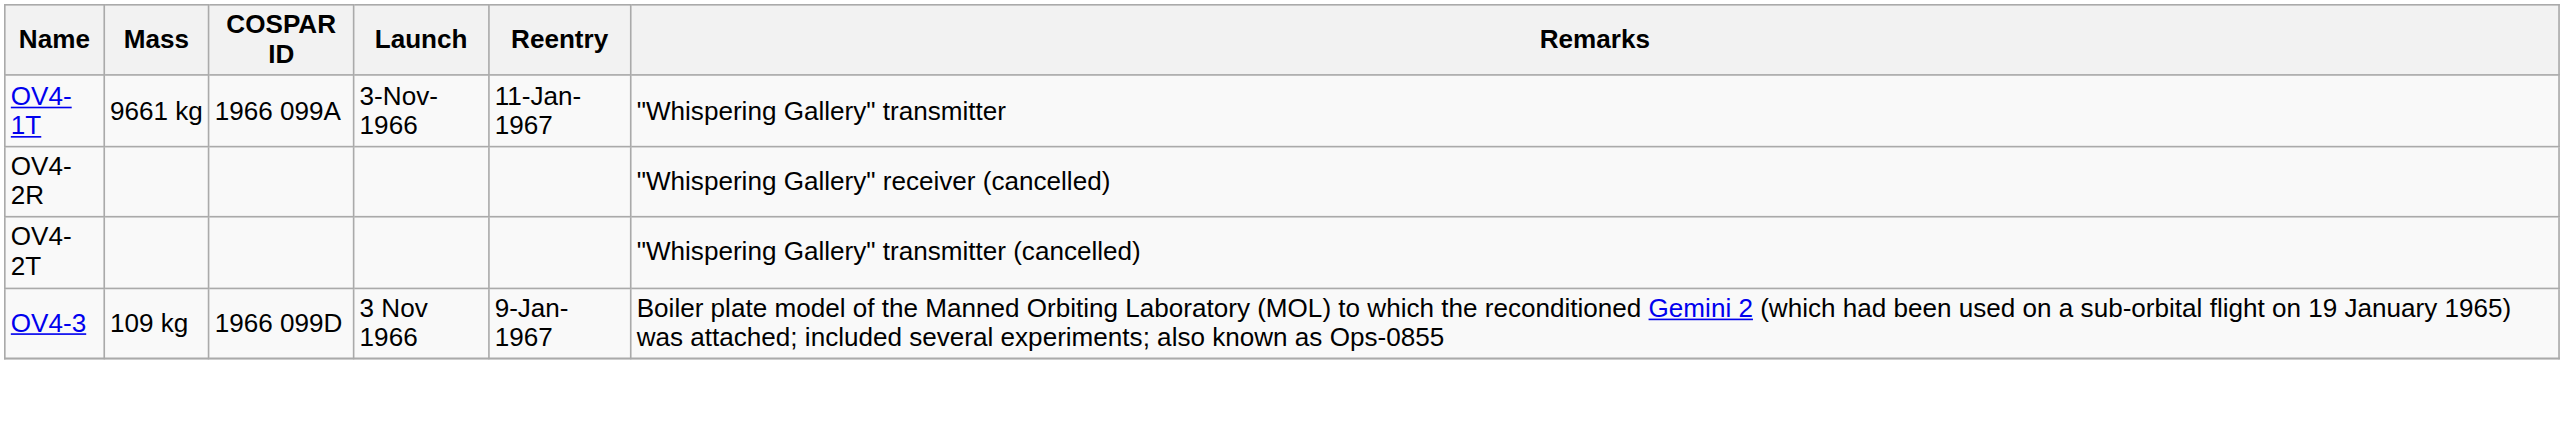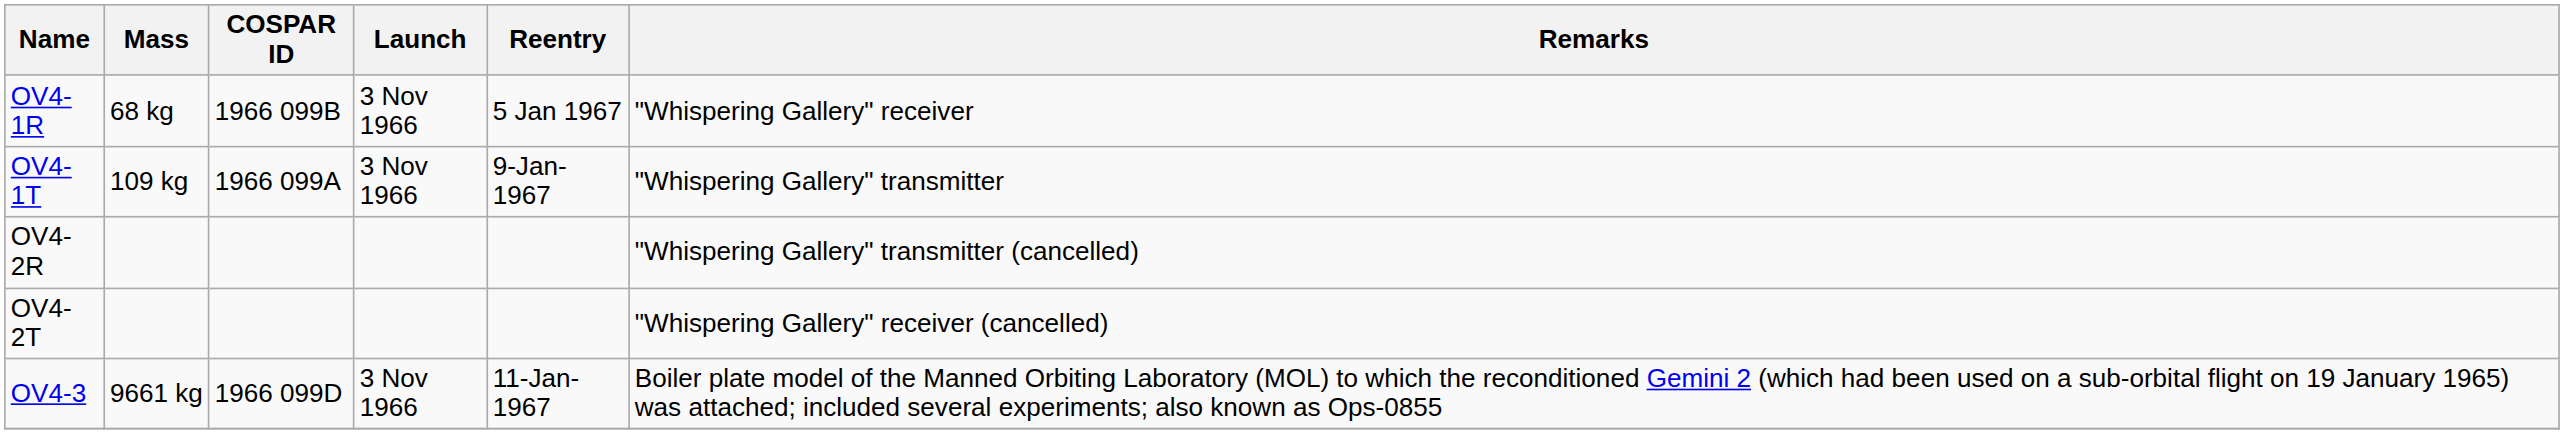+ row: (41, 110)
(156, 110) 9661 kg -> (149, 181) 109 kg
(399, 110) 3-Nov-1966 -> (394, 181) 3 Nov 1966
(538, 110) 11-Jan-1967 -> (530, 181) 9-Jan-1967
(874, 181) "Whispering Gallery" receiver (cancelled) -> (887, 251) "Whispering Gallery" transmitter (cancelled)
(889, 251) "Whispering Gallery" transmitter (cancelled) -> (872, 322) "Whispering Gallery" receiver (cancelled)
(149, 322) 109 kg -> (156, 393) 9661 kg
(532, 322) 9-Jan-1967 -> (536, 393) 11-Jan-1967
